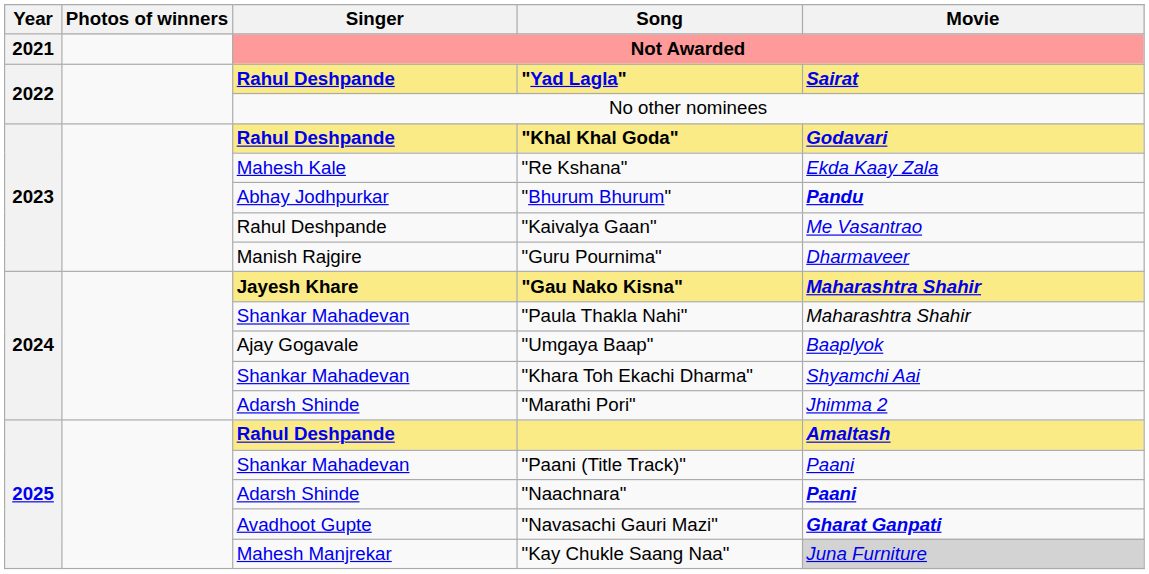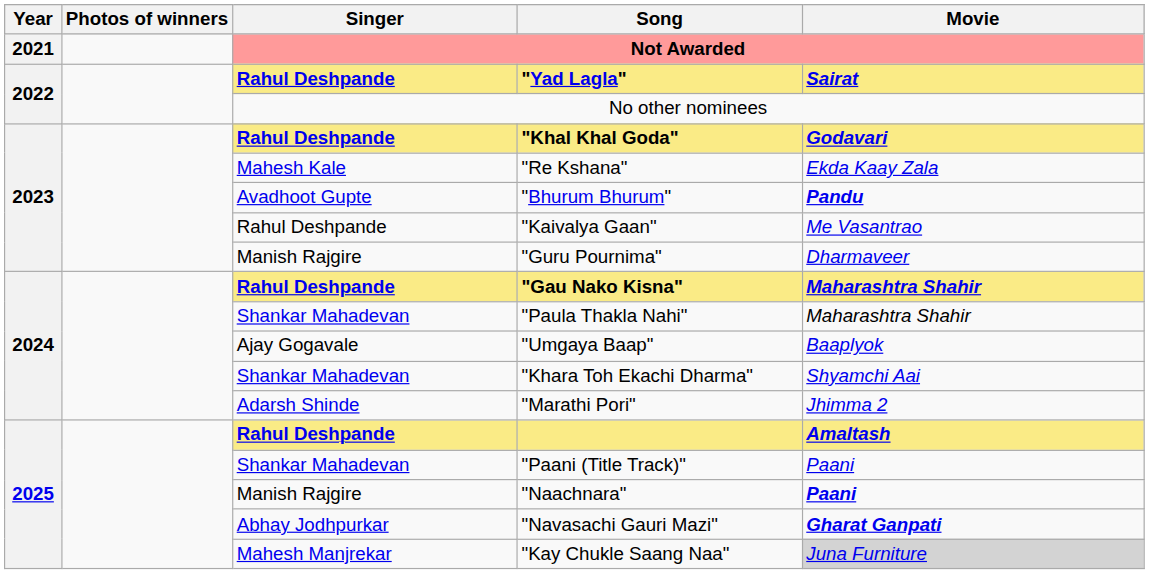(313, 197) Abhay Jodhpurkar -> (304, 197) Avadhoot Gupte
(298, 286) Jayesh Khare -> (316, 286) Rahul Deshpande
(298, 494) Adarsh Shinde -> (299, 494) Manish Rajgire
(304, 524) Avadhoot Gupte -> (313, 524) Abhay Jodhpurkar
